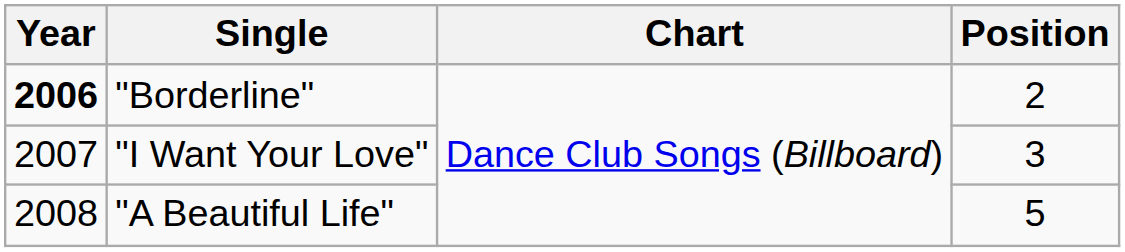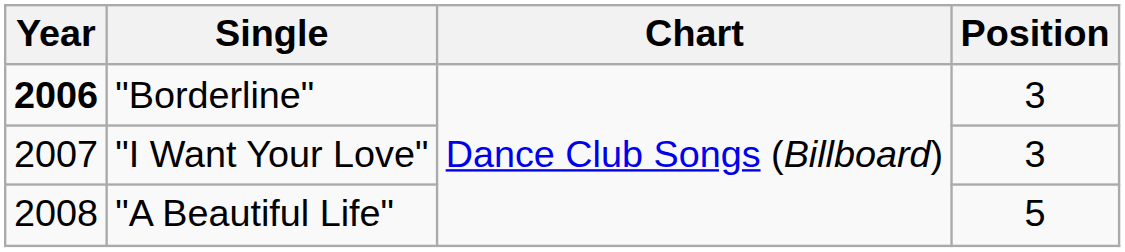(1035, 94) 2 -> (1035, 94) 3
